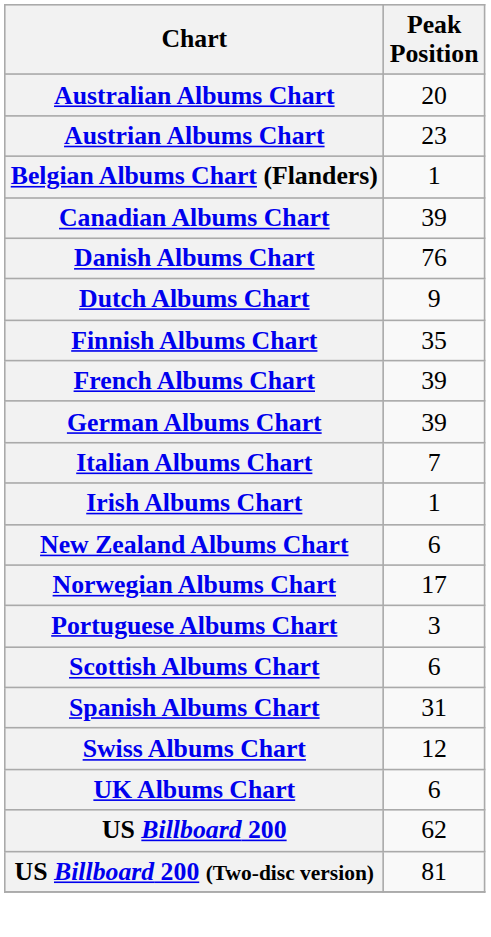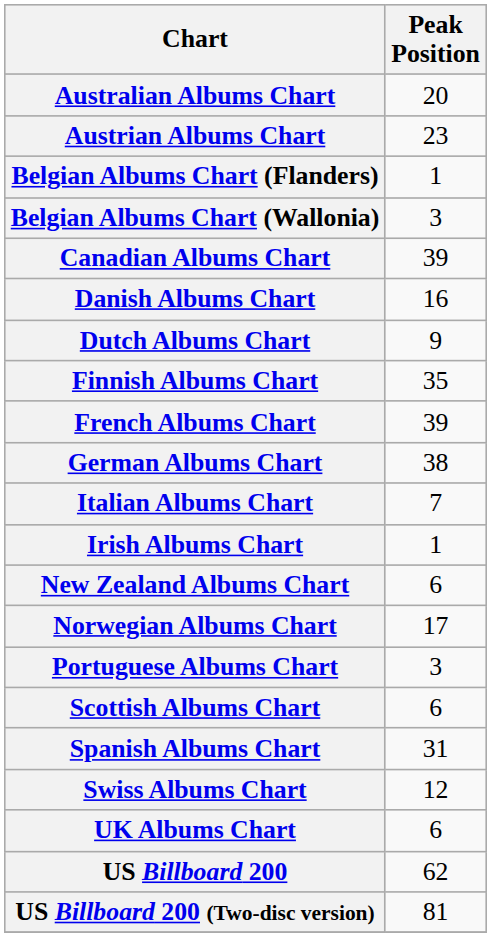+ row: (195, 217)
(434, 258) 76 -> (436, 299) 16
(434, 421) 39 -> (436, 462) 38
